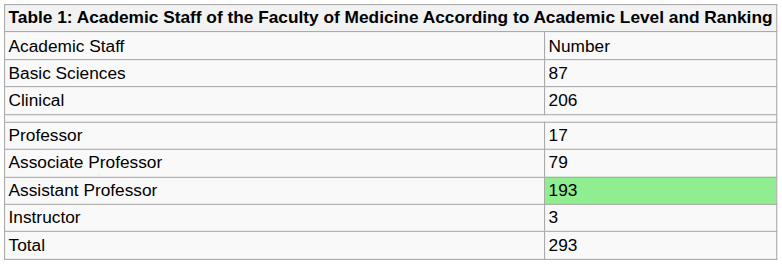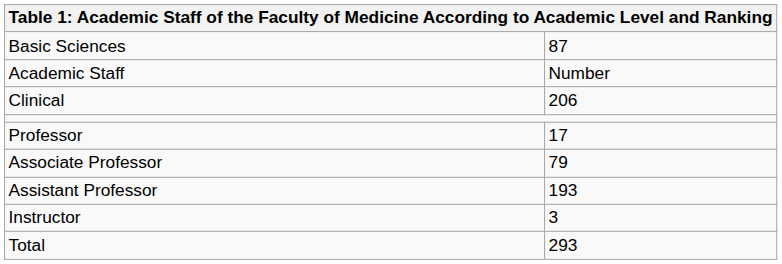rows swapped: (66, 45) <-> (67, 73)
(563, 190) lightgreen background -> (563, 190) no background
